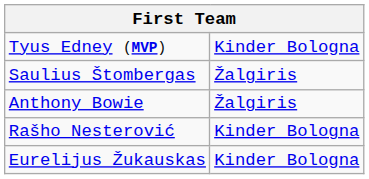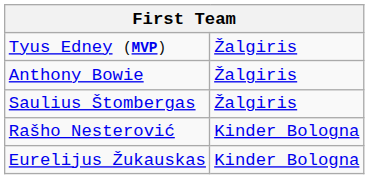(287, 47) Kinder Bologna -> (256, 47) Žalgiris
rows swapped: (76, 103) <-> (102, 75)
